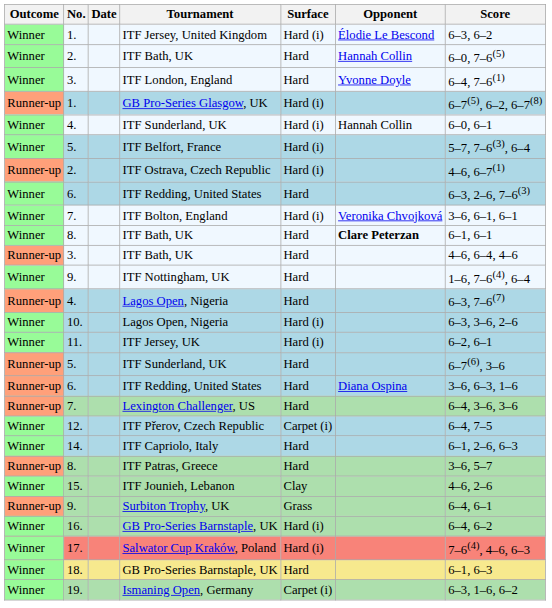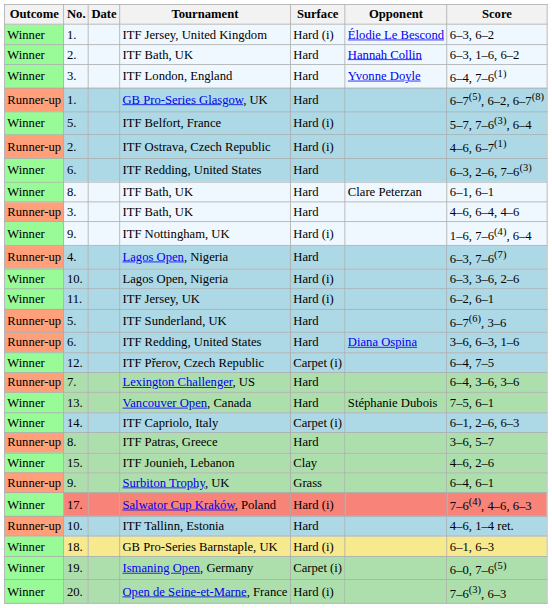(476, 56) 6–0, 7–6(5) -> (485, 54) 6–3, 1–6, 6–2
(304, 103) Hard (i) -> (306, 99) Hard
- row: (72, 125)
- row: (72, 215)
(379, 235) bold -> (385, 191) normal
(296, 277) Hard -> (313, 233) Hard (i)
rows swapped: (75, 426) <-> (72, 406)
+ row: (75, 402)
(296, 446) Hard -> (318, 422) Carpet (i)
- row: (75, 526)
+ row: (75, 526)
(296, 569) Hard -> (313, 546) Hard (i)
(483, 589) 6–3, 1–6, 6–2 -> (478, 568) 6–0, 7–6(5)
+ row: (75, 591)
